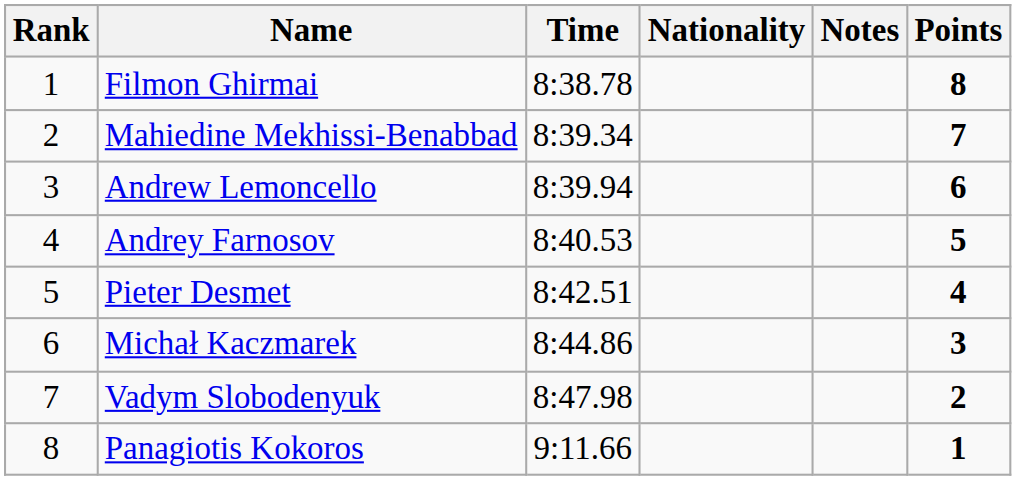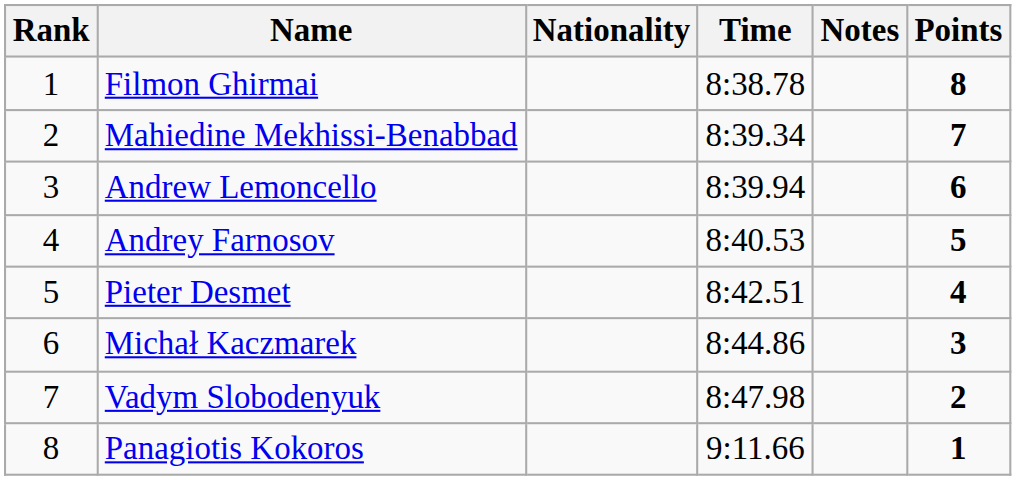columns swapped: (727, 30) <-> (583, 30)
